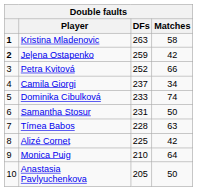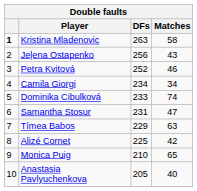(9, 55) bold -> (9, 55) normal
(140, 55) 259 -> (140, 55) 256
(172, 55) 42 -> (172, 55) 43
(172, 69) 66 -> (172, 69) 46
(140, 84) 237 -> (140, 84) 234
(172, 112) 50 -> (172, 112) 47
(140, 127) 228 -> (140, 127) 229
(172, 155) 64 -> (172, 155) 65
(172, 175) 50 -> (172, 175) 40
